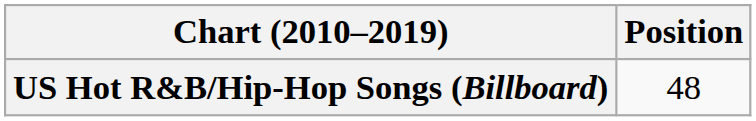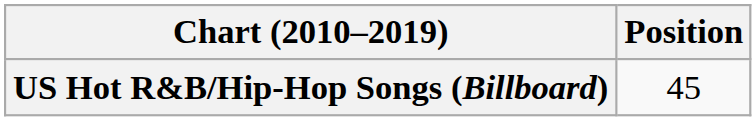(684, 86) 48 -> (684, 86) 45
